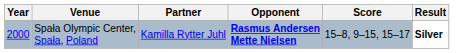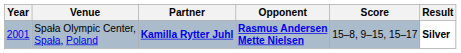(18, 35) 2000 -> (18, 35) 2001
(183, 35) normal -> (187, 35) bold
